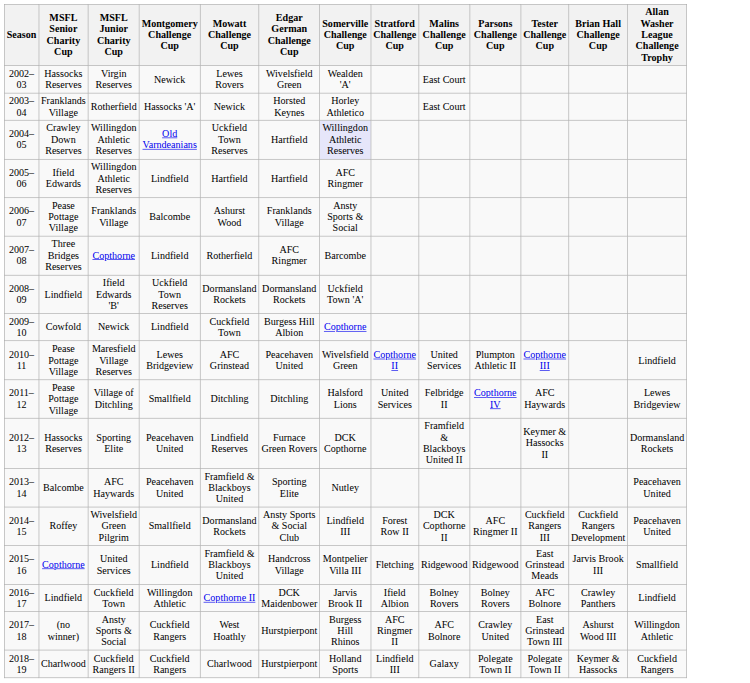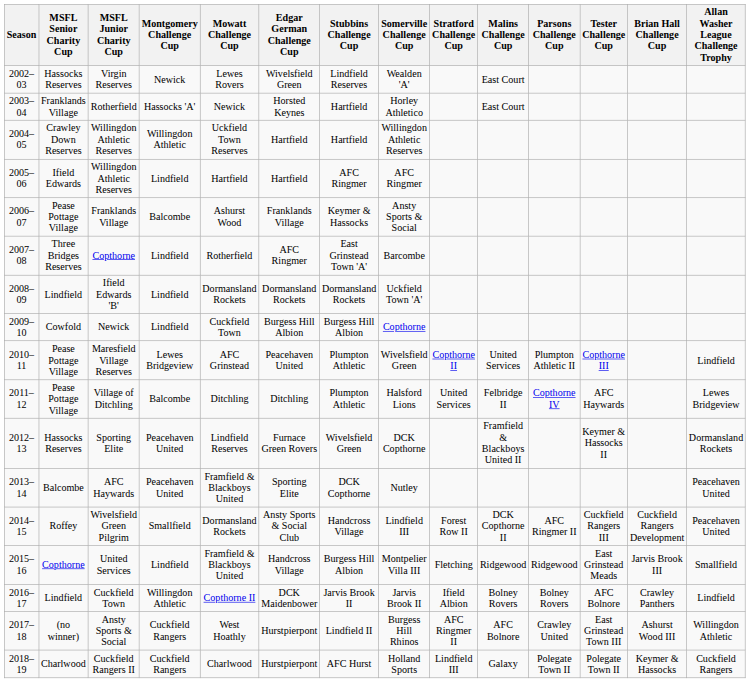+ column: (349, 35)
(170, 139) Old Varndeanians -> (170, 139) Willingdon Athletic
(345, 139) lavender background -> (404, 139) no background
(170, 294) Uckfield Town Reserves -> (170, 294) Lindfield
(170, 399) Smallfield -> (170, 399) Balcombe
